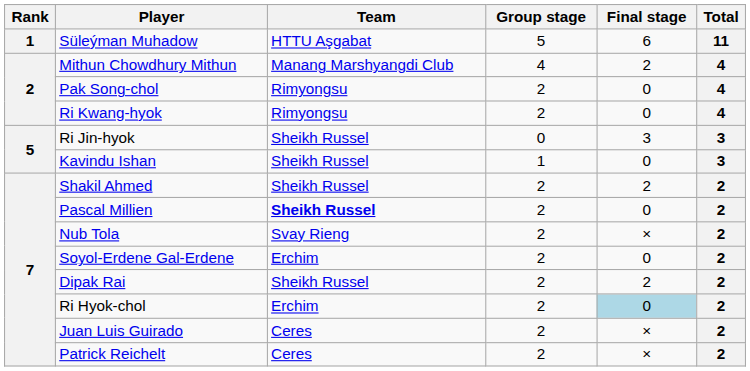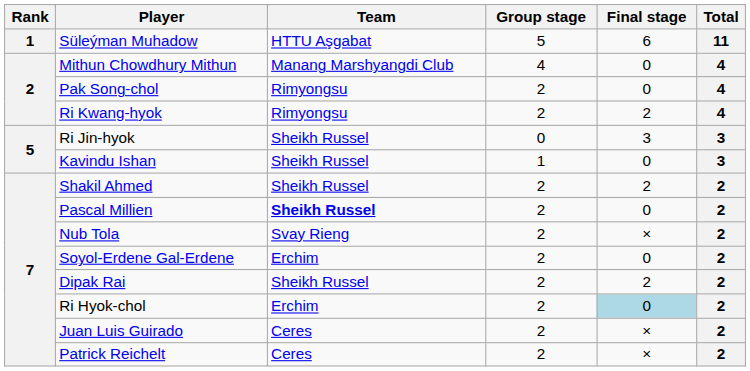(647, 65) 2 -> (647, 65) 0
(647, 113) 0 -> (647, 113) 2
